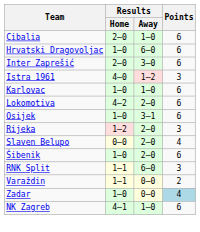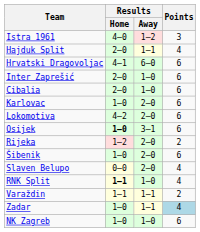rows swapped: (23, 37) <-> (30, 77)
+ row: (35, 50)
(120, 50) 1–0 -> (120, 63) 4–1
(148, 63) 3–0 -> (148, 77) 1–0
(148, 90) 1–0 -> (148, 103) 2–0
(120, 116) normal -> (120, 129) bold
(179, 129) 3 -> (179, 142) 2
rows swapped: (23, 155) <-> (38, 142)
(120, 169) normal -> (120, 182) bold
(148, 169) 6–0 -> (148, 182) 1–0
(179, 169) 3 -> (179, 182) 4
(148, 182) 0–0 -> (148, 195) 1–1
(148, 195) 0–0 -> (148, 208) 1–1
(120, 208) 4–1 -> (120, 221) 1–0
